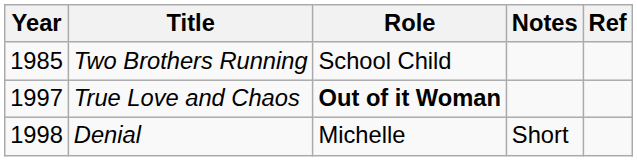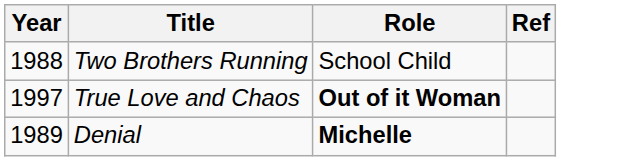- column: (545, 23)
(37, 60) 1985 -> (37, 60) 1988
(37, 135) 1998 -> (37, 135) 1989
(362, 135) normal -> (365, 135) bold
